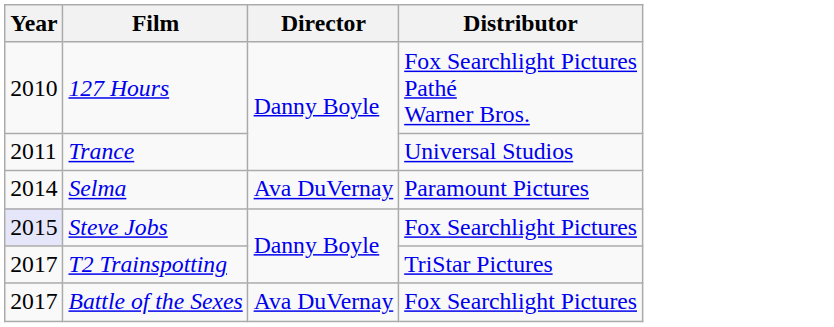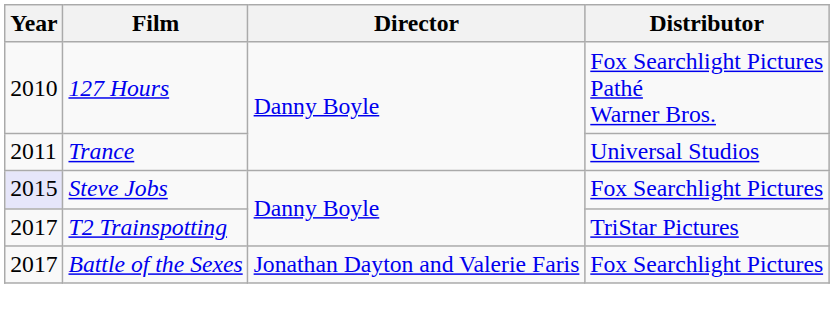- row: (97, 189)
(323, 301) Ava DuVernay -> (417, 264) Jonathan Dayton and Valerie Faris
